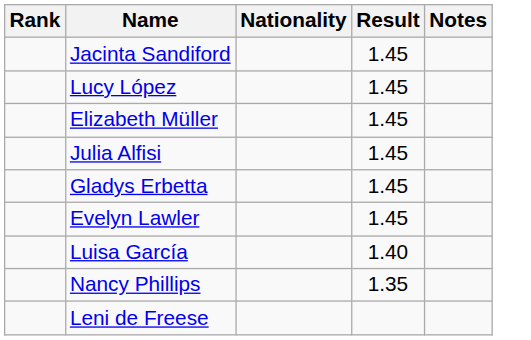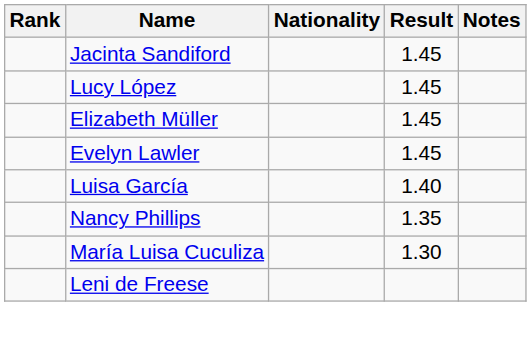- row: (116, 152)
- row: (139, 185)
+ row: (167, 251)
